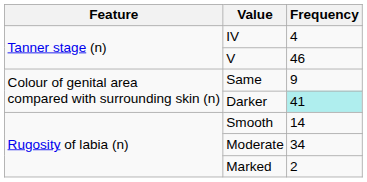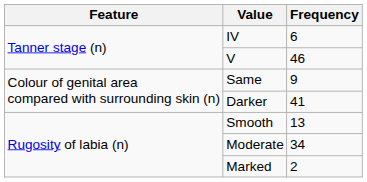(294, 36) 4 -> (294, 36) 6
(298, 101) paleturquoise background -> (298, 101) no background
(298, 123) 14 -> (298, 123) 13
